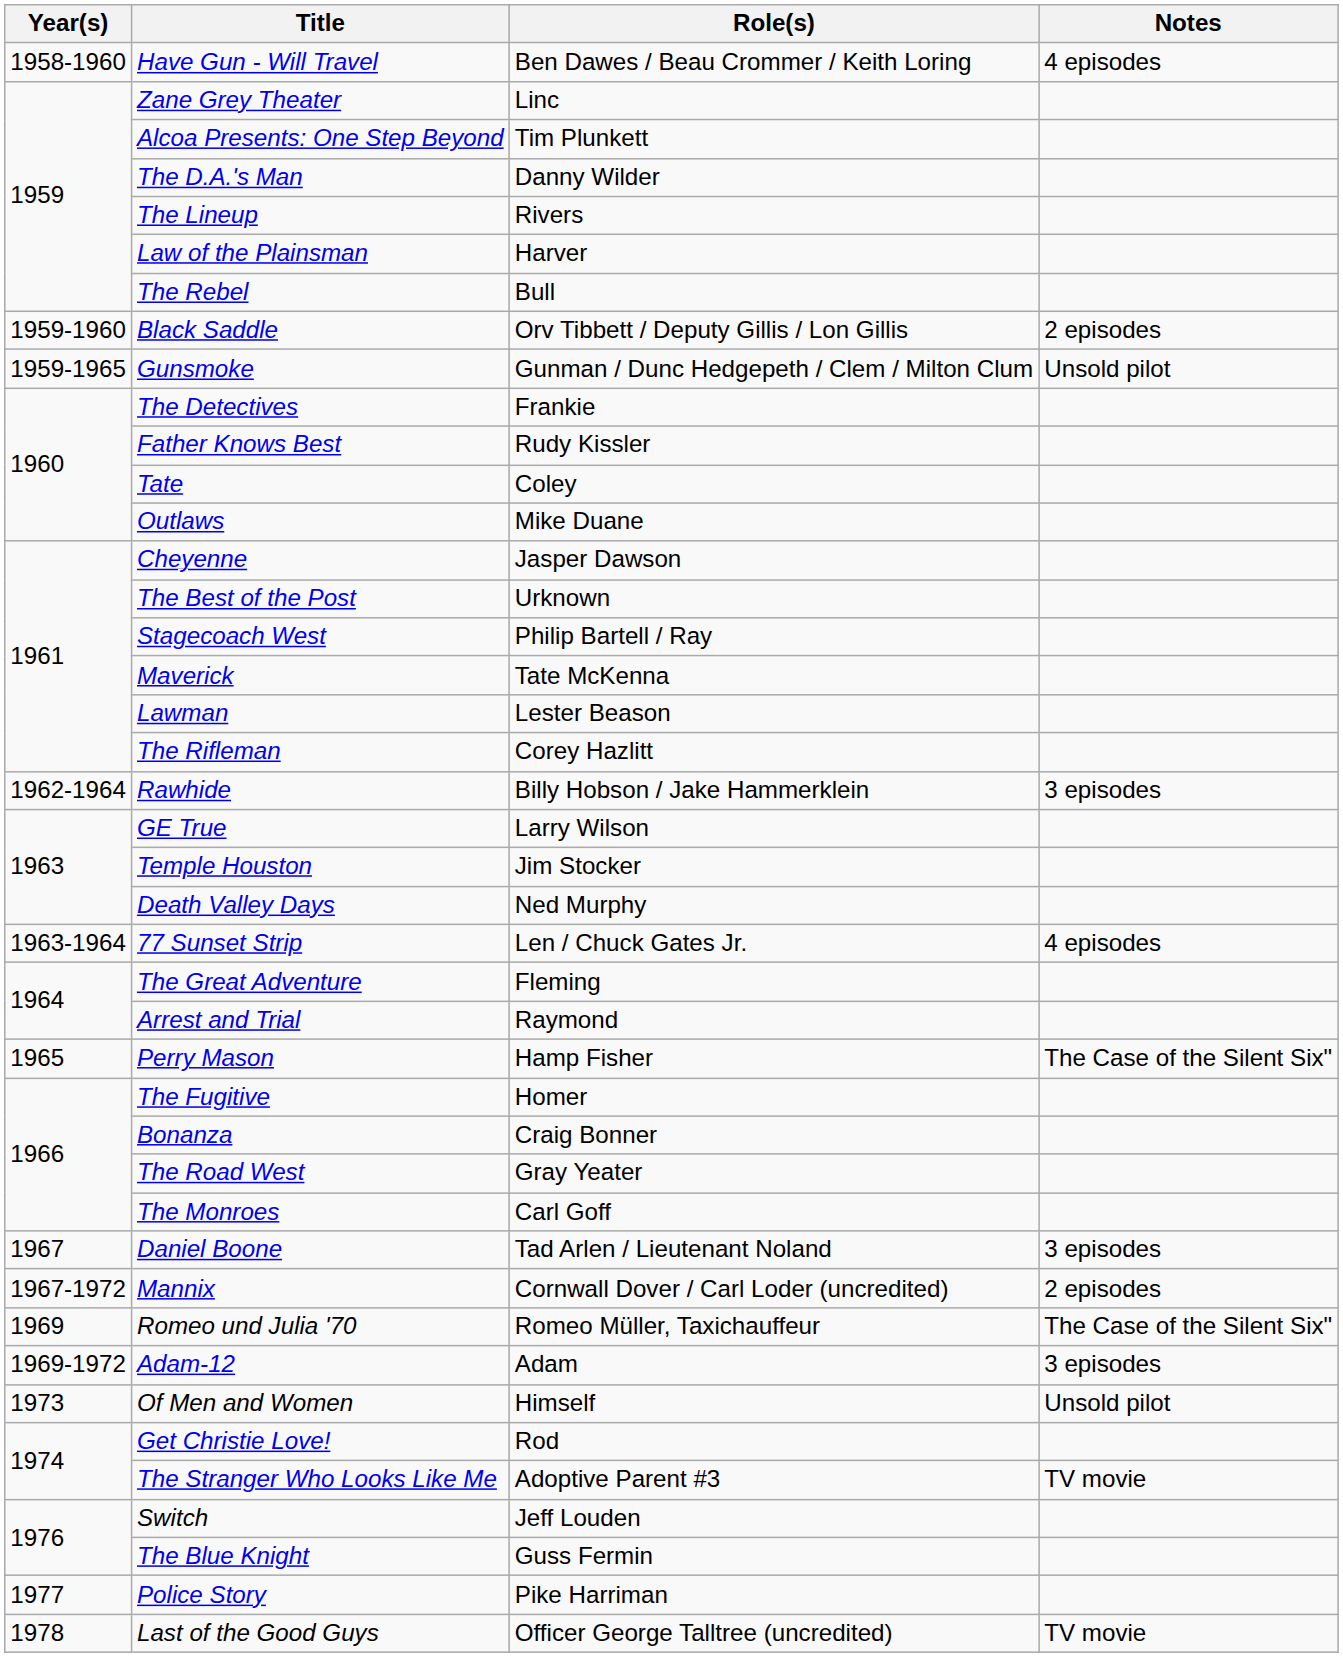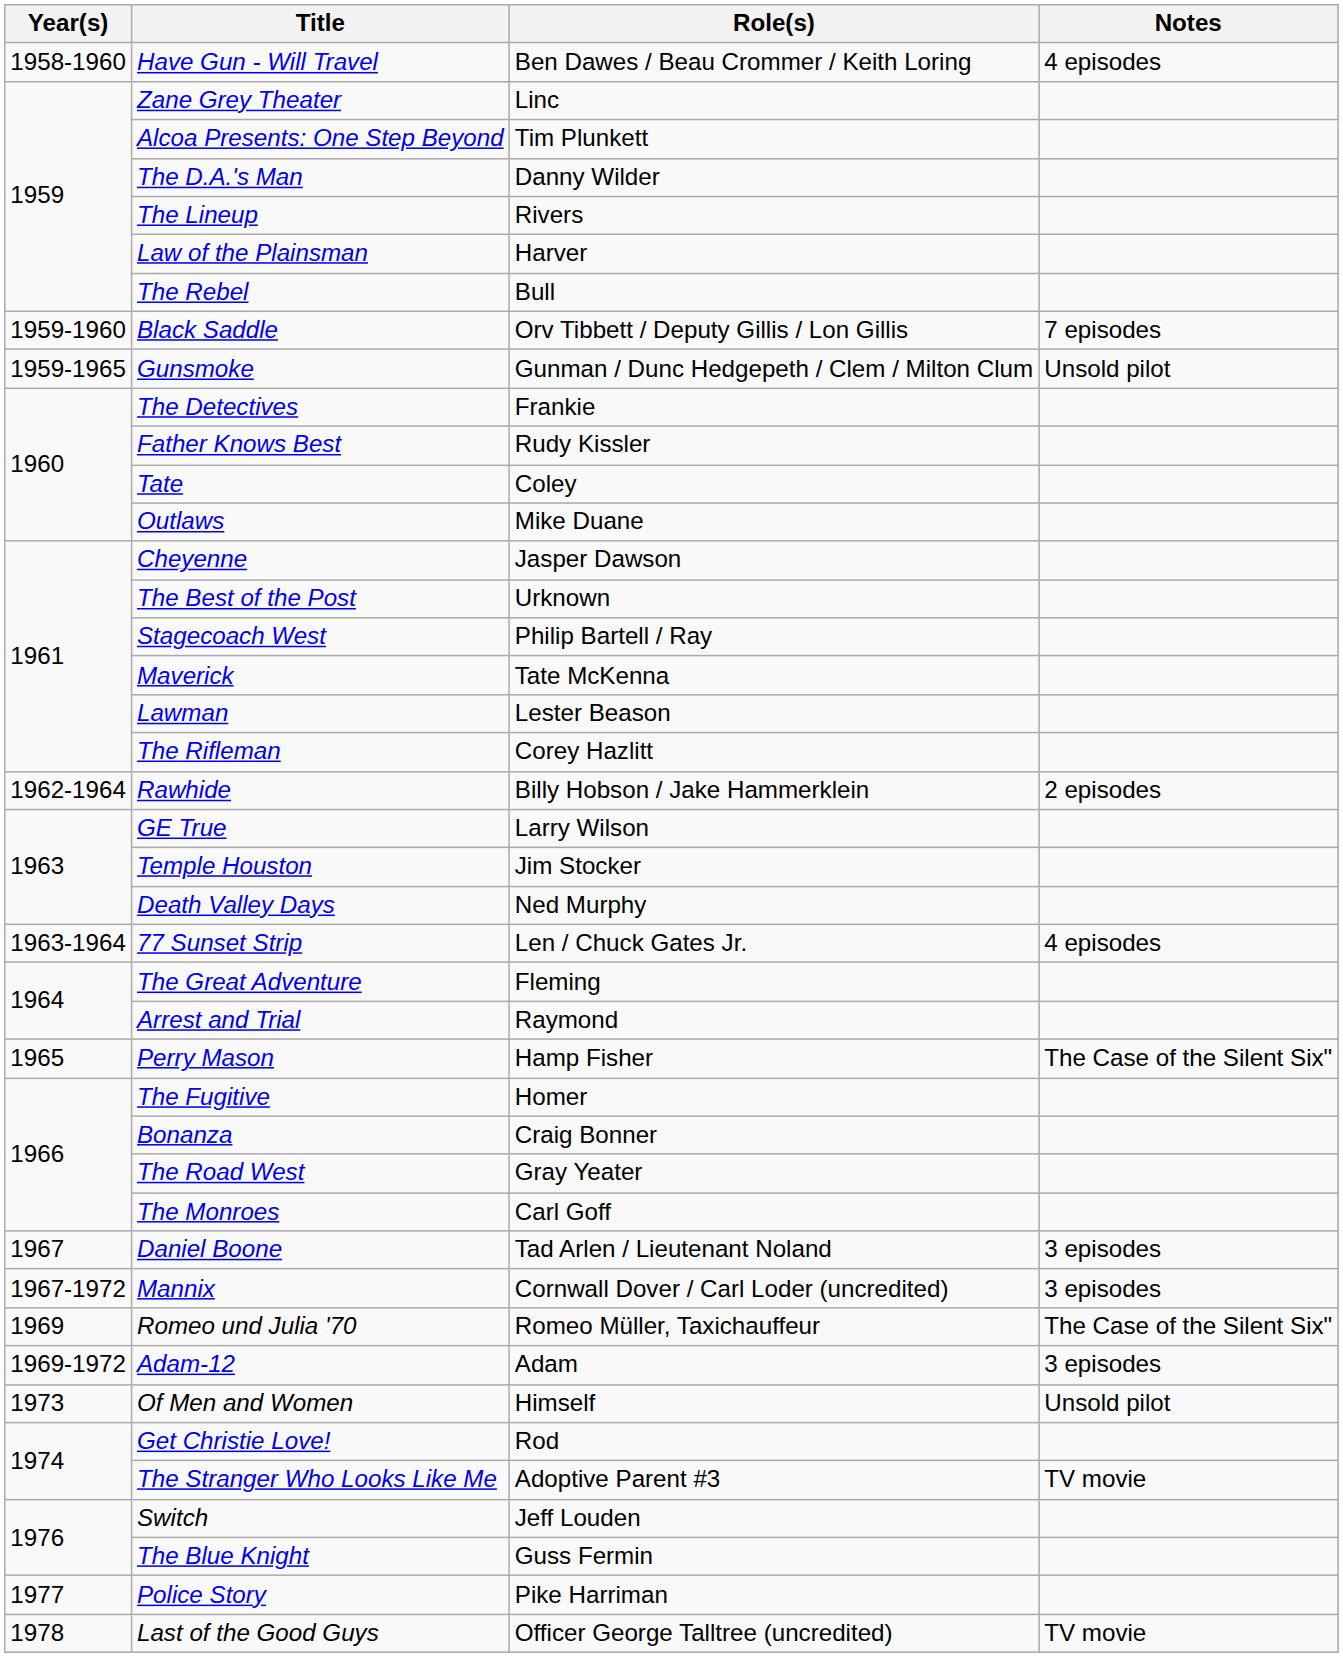(1103, 330) 2 episodes -> (1103, 330) 7 episodes
(1103, 789) 3 episodes -> (1103, 789) 2 episodes
(1103, 1288) 2 episodes -> (1103, 1288) 3 episodes
